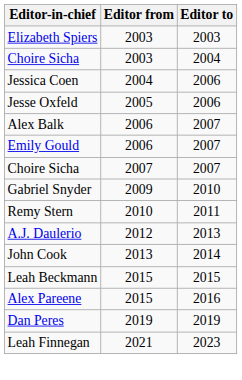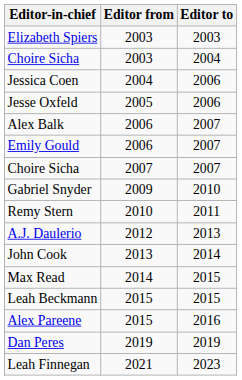+ row: (36, 277)
